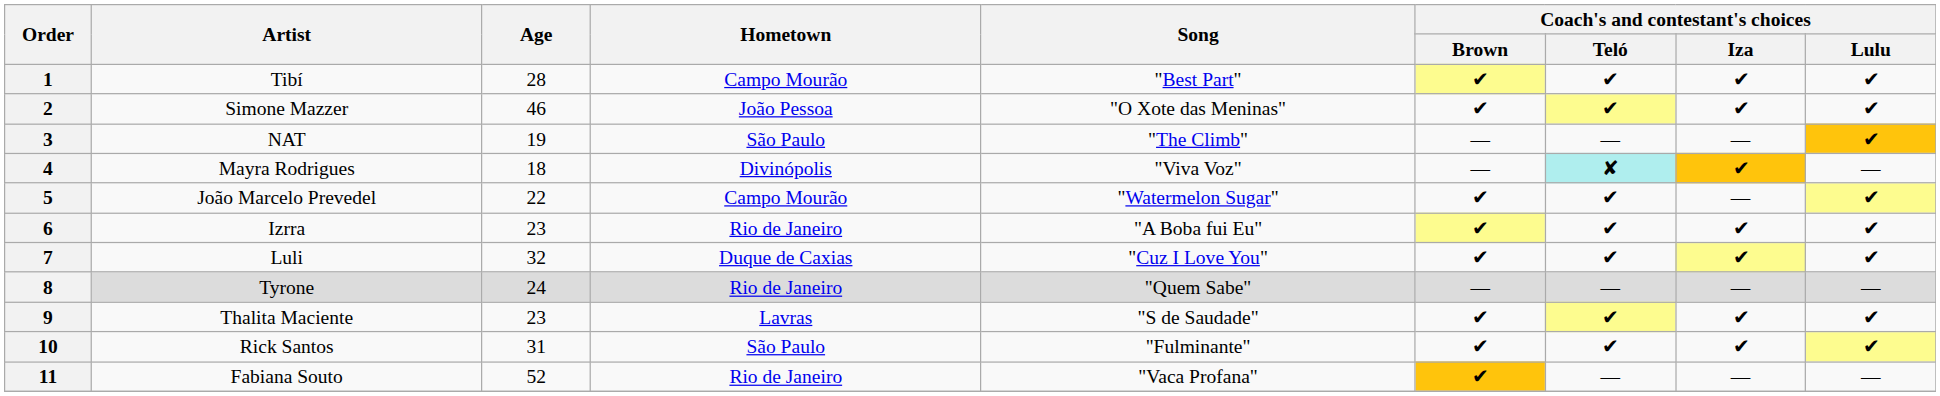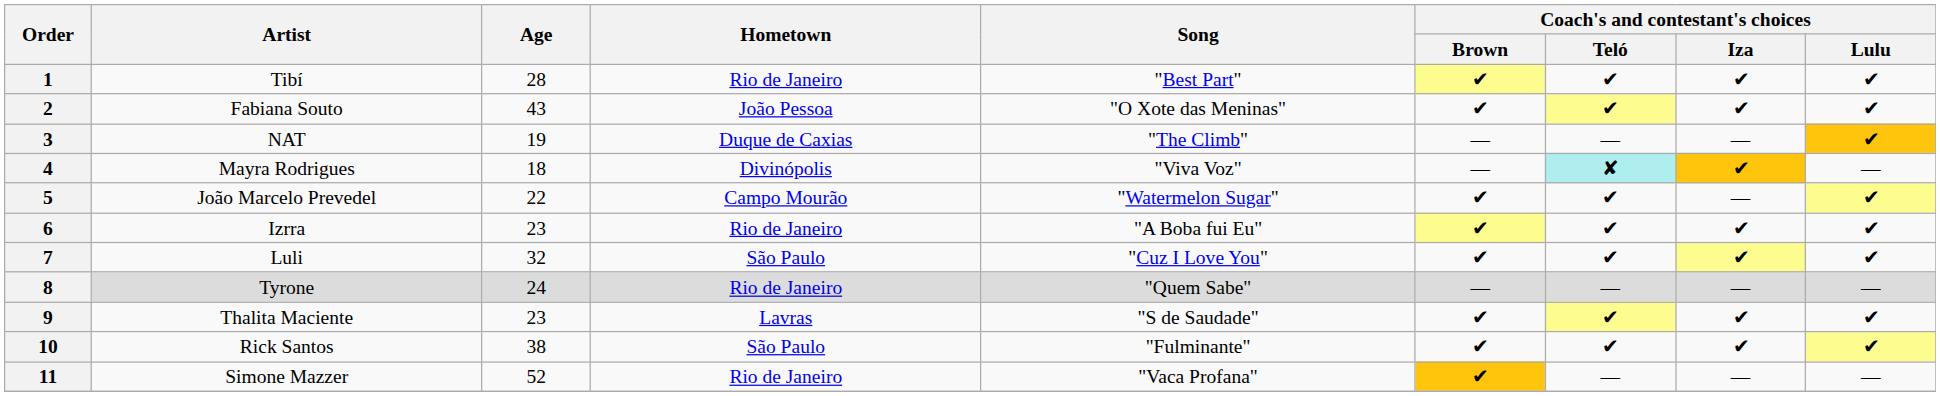(786, 79) Campo Mourão -> (786, 79) Rio de Janeiro
(287, 109) Simone Mazzer -> (287, 109) Fabiana Souto
(536, 109) 46 -> (536, 109) 43
(786, 138) São Paulo -> (786, 138) Duque de Caxias
(786, 257) Duque de Caxias -> (786, 257) São Paulo
(536, 347) 31 -> (536, 347) 38
(287, 376) Fabiana Souto -> (287, 376) Simone Mazzer
